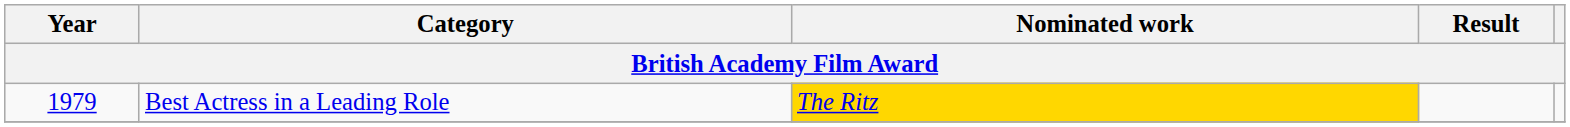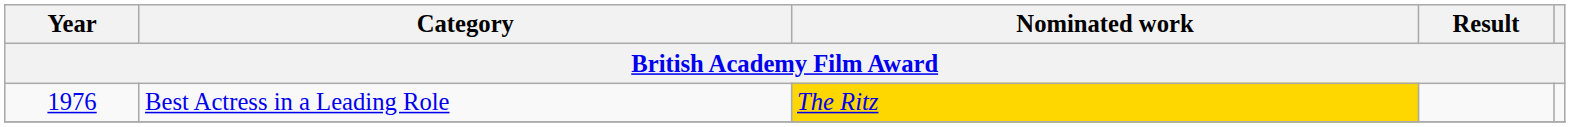(72, 102) 1979 -> (72, 102) 1976
